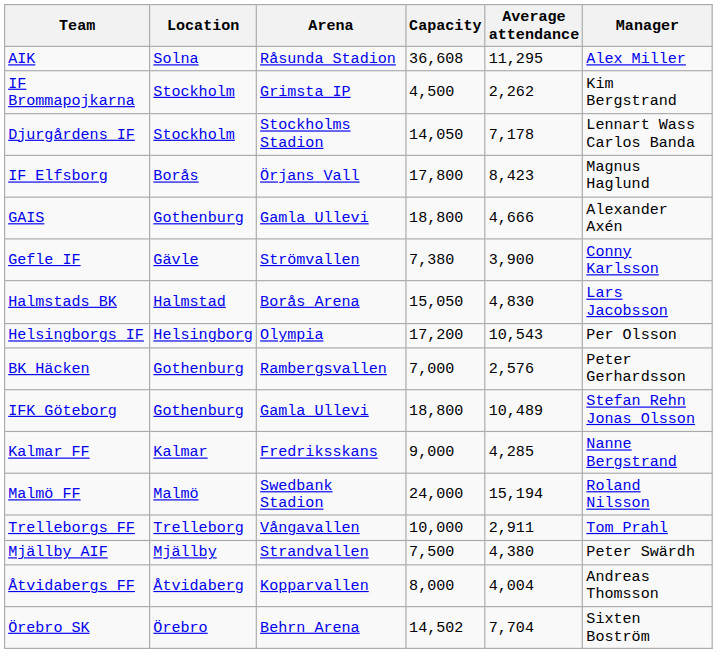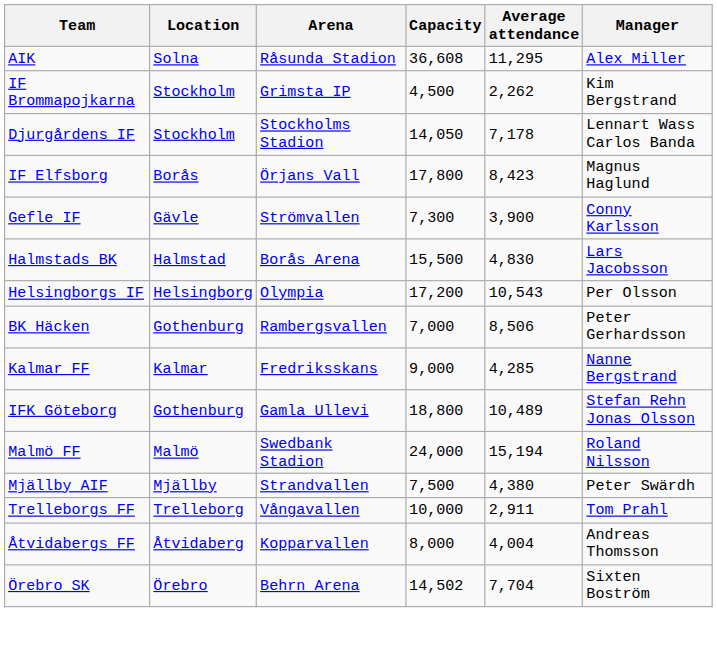- row: (26, 218)
(432, 260) 7,380 -> (432, 218) 7,300
(436, 302) 15,050 -> (436, 260) 15,500
(511, 369) 2,576 -> (511, 327) 8,506
rows swapped: (62, 411) <-> (49, 453)
rows swapped: (58, 552) <-> (72, 528)
